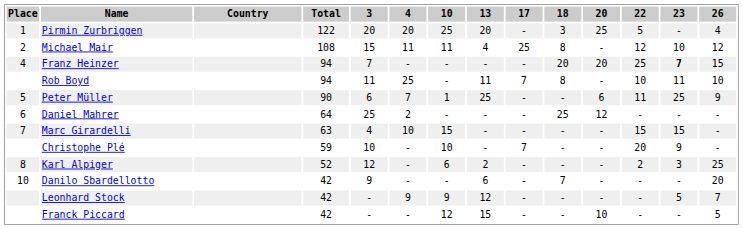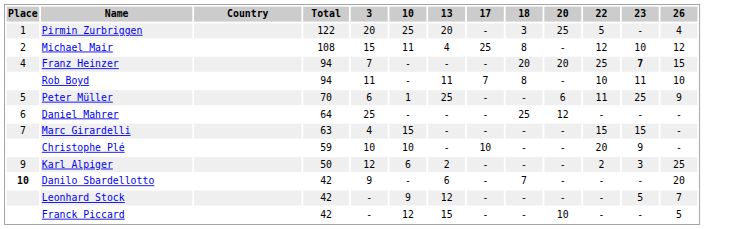- column: (408, 14)
(326, 98) 90 -> (326, 98) 70
(524, 148) 7 -> (485, 148) 10
(23, 165) 8 -> (23, 165) 9
(326, 165) 52 -> (326, 165) 50
(23, 181) normal -> (23, 181) bold
